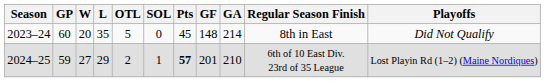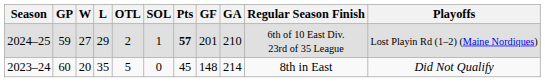rows swapped: (29, 33) <-> (29, 60)
